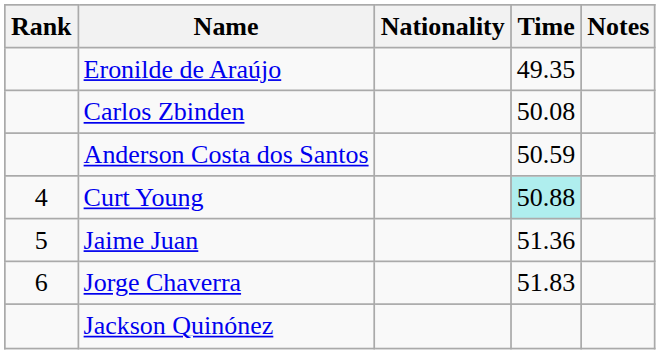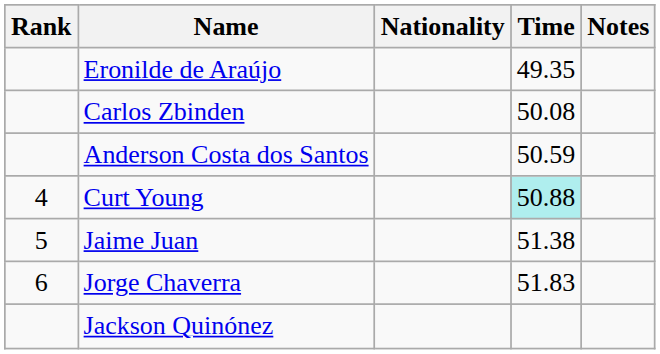(546, 240) 51.36 -> (546, 240) 51.38
